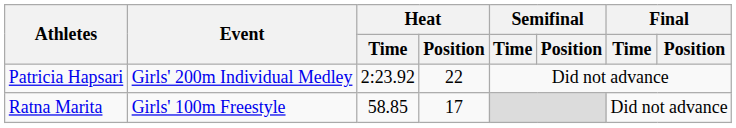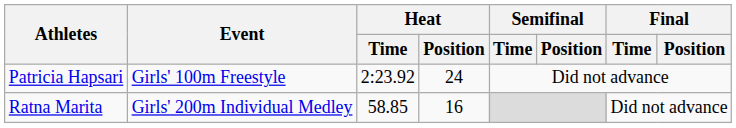(242, 78) Girls' 200m Individual Medley -> (209, 78) Girls' 100m Freestyle
(454, 78) 22 -> (454, 78) 24
(209, 107) Girls' 100m Freestyle -> (242, 107) Girls' 200m Individual Medley
(454, 107) 17 -> (454, 107) 16
